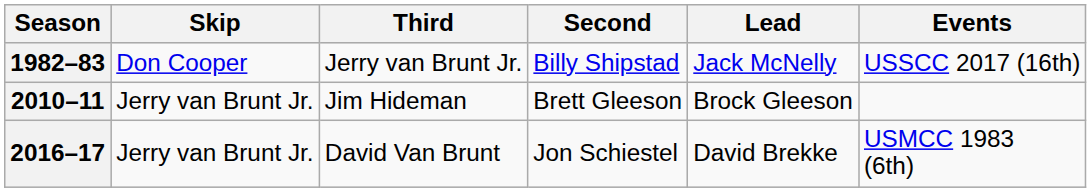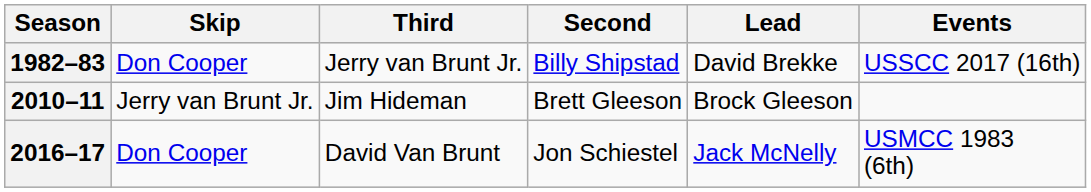(765, 62) Jack McNelly -> (766, 62) David Brekke
(215, 153) Jerry van Brunt Jr. -> (182, 153) Don Cooper
(766, 153) David Brekke -> (765, 153) Jack McNelly
